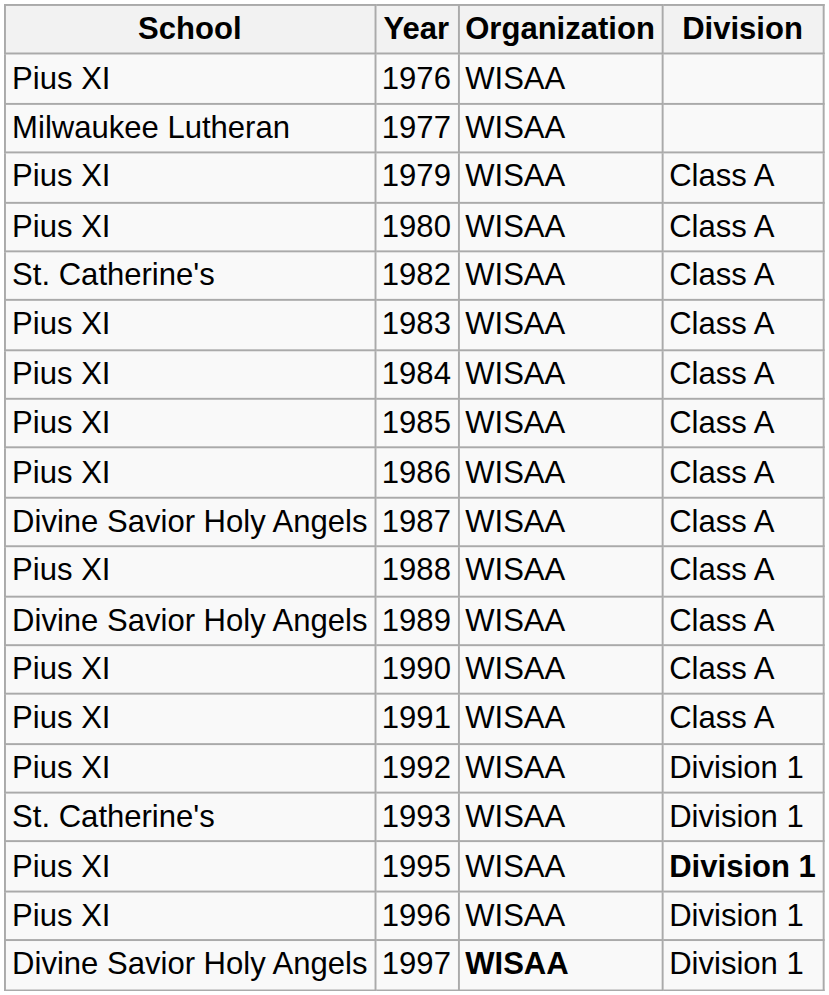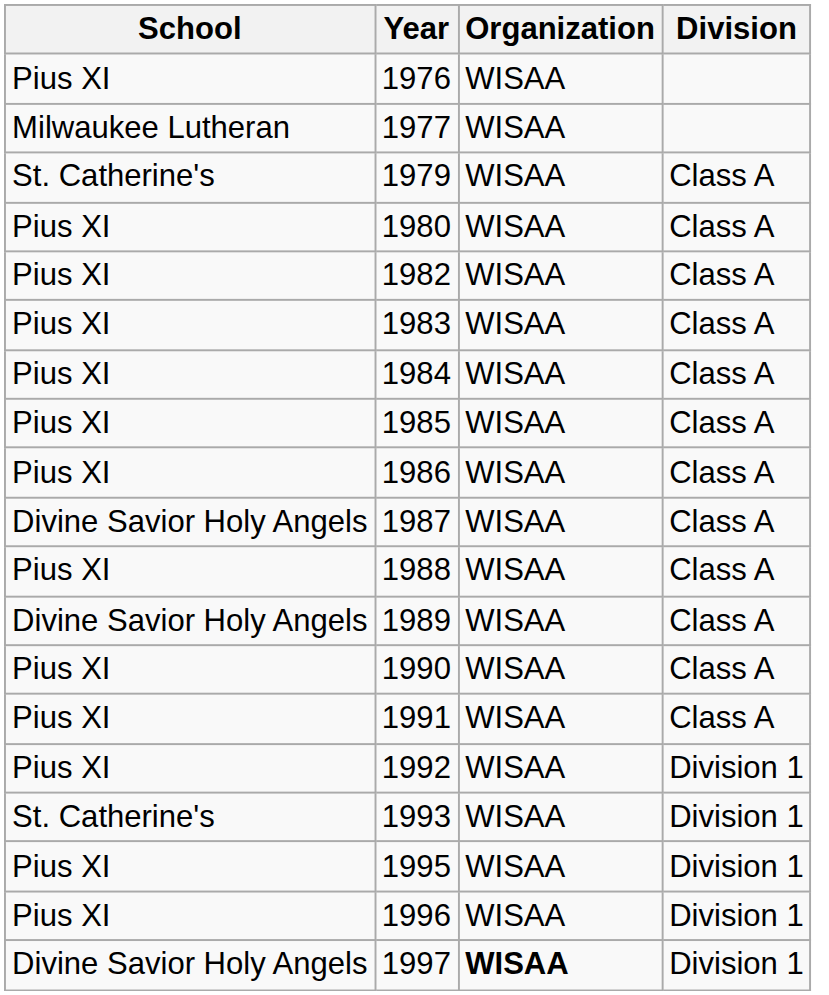(61, 176) Pius XI -> (113, 176) St. Catherine's
(113, 275) St. Catherine's -> (61, 275) Pius XI
(743, 865) bold -> (736, 865) normal
